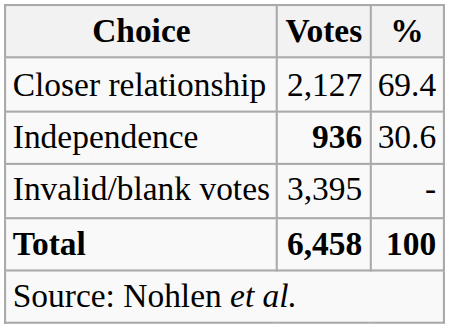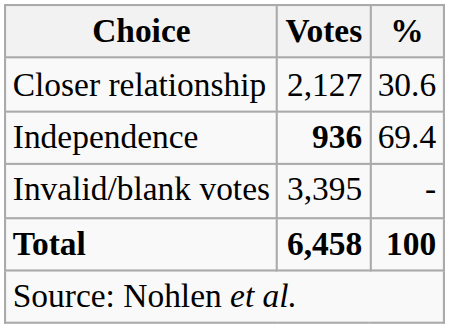(407, 84) 69.4 -> (407, 84) 30.6
(407, 137) 30.6 -> (407, 137) 69.4
